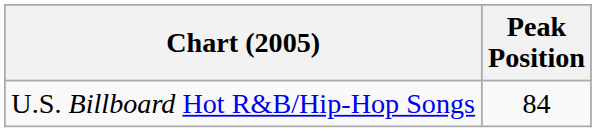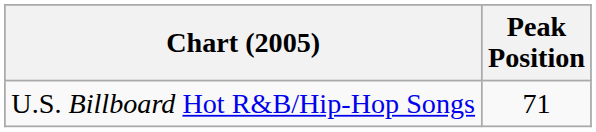(537, 103) 84 -> (537, 103) 71
